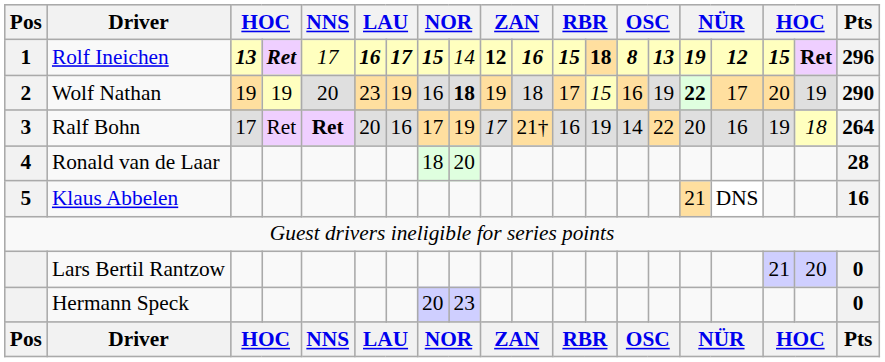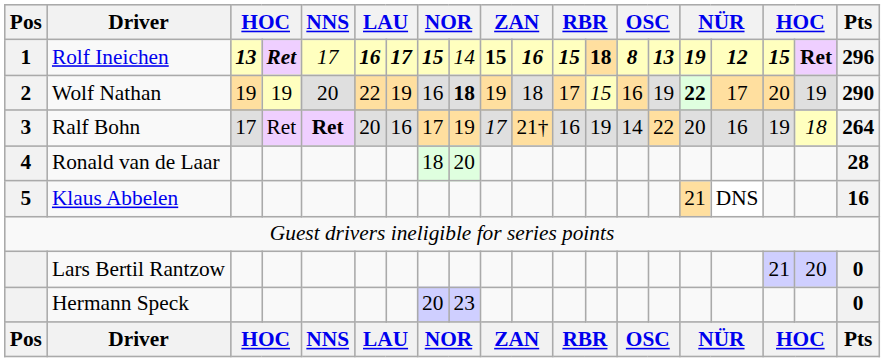(496, 56) 12 -> (496, 56) 15
(370, 92) 23 -> (370, 92) 22
